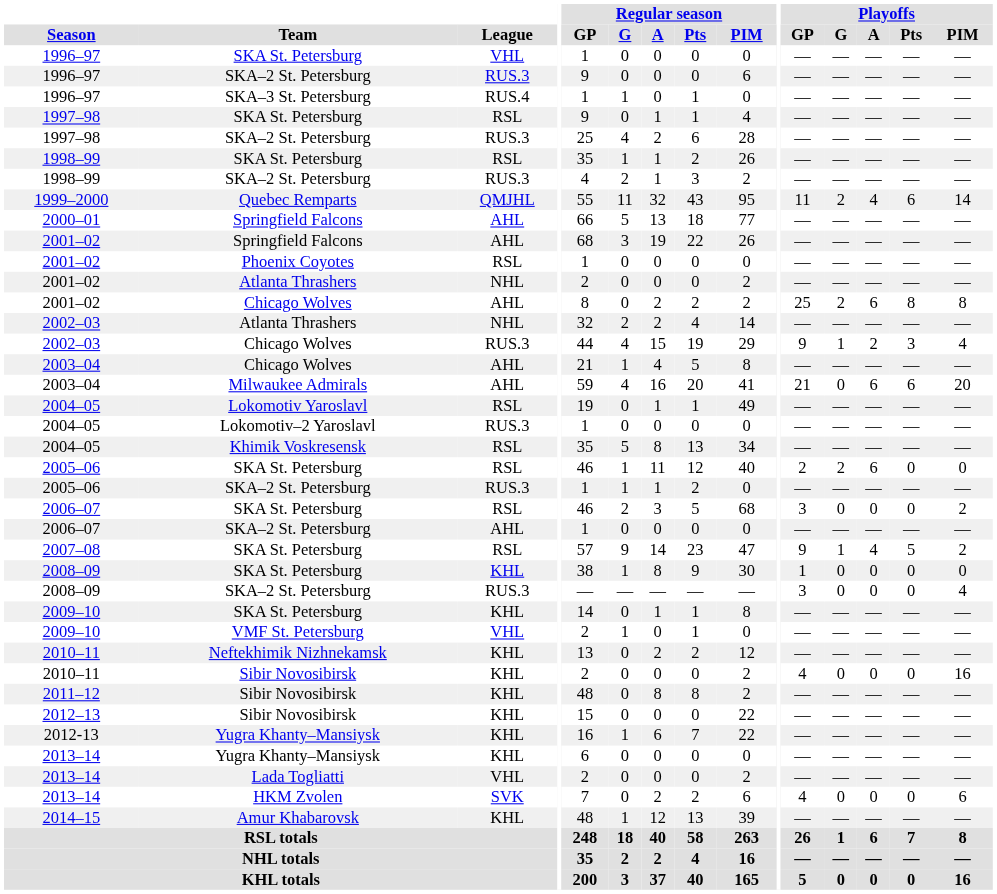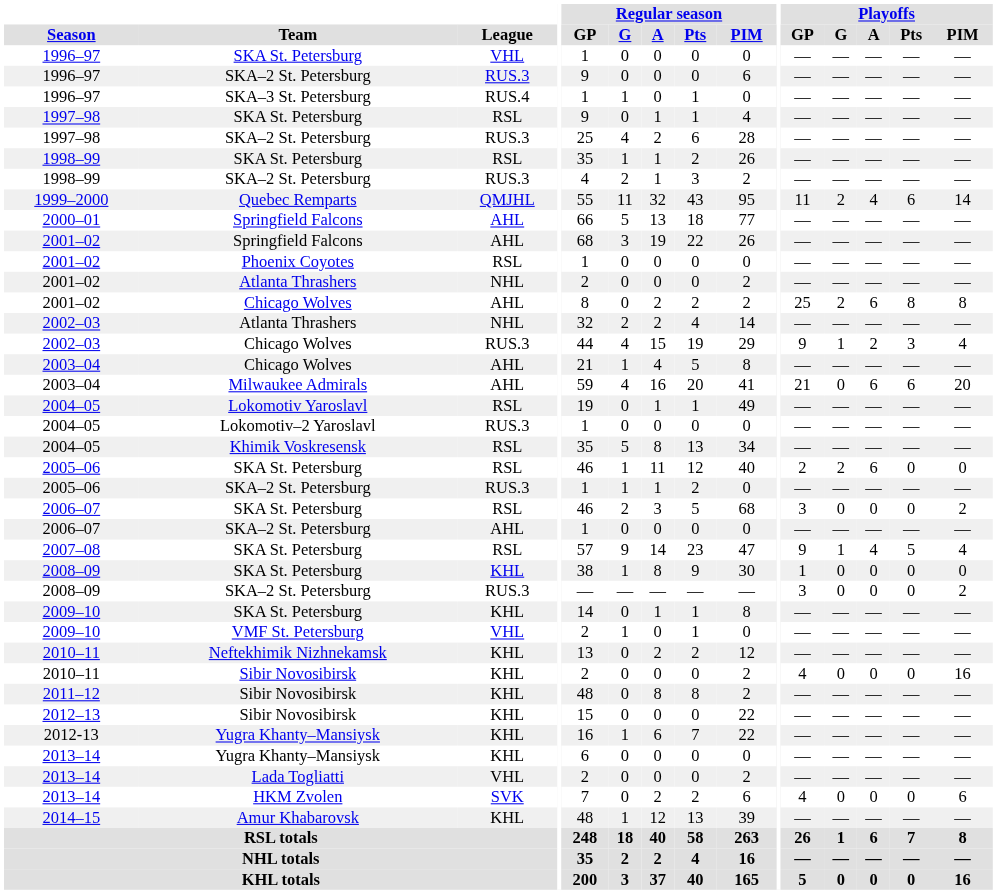(963, 549) 2 -> (963, 549) 4
(963, 591) 4 -> (963, 591) 2
